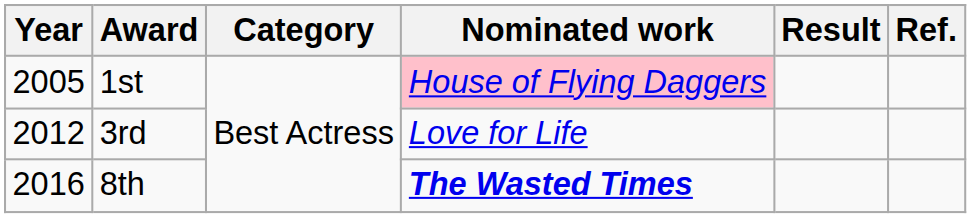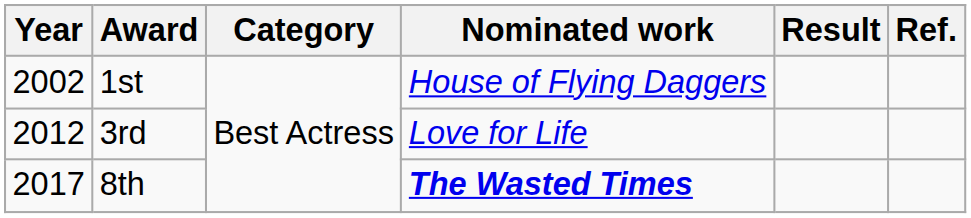(49, 81) 2005 -> (49, 81) 2002
(588, 81) pink background -> (588, 81) no background
(49, 184) 2016 -> (49, 184) 2017
